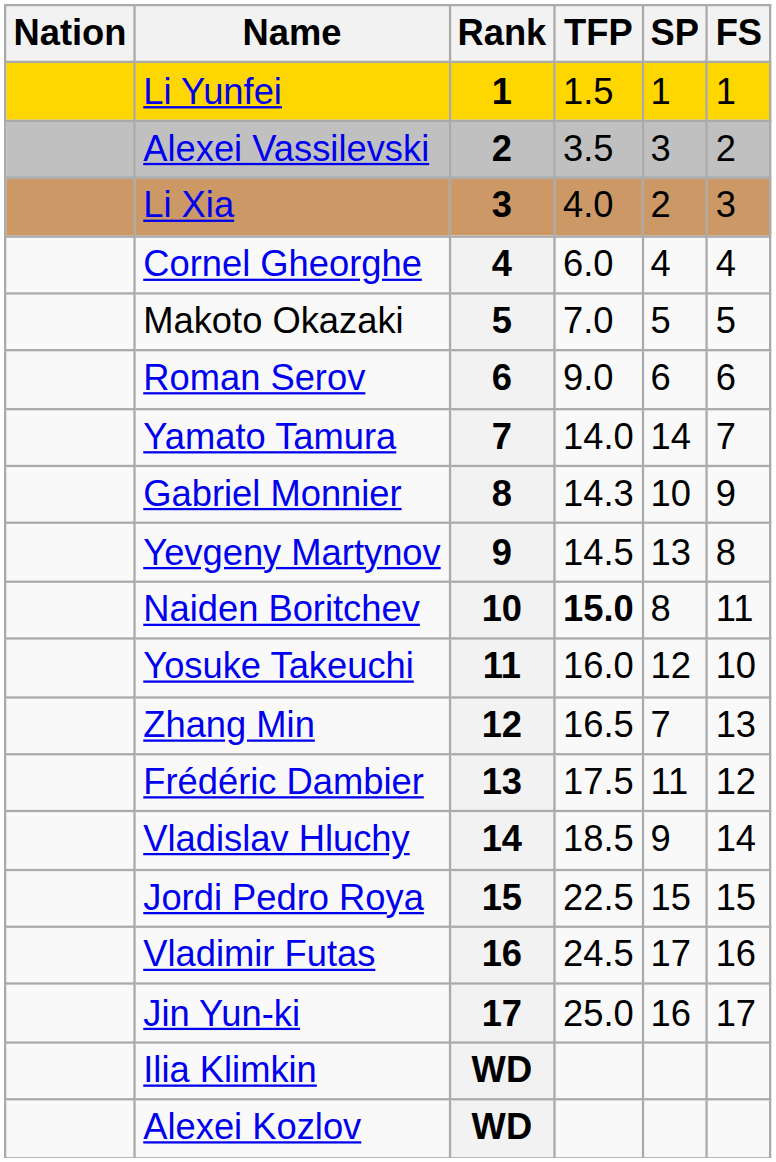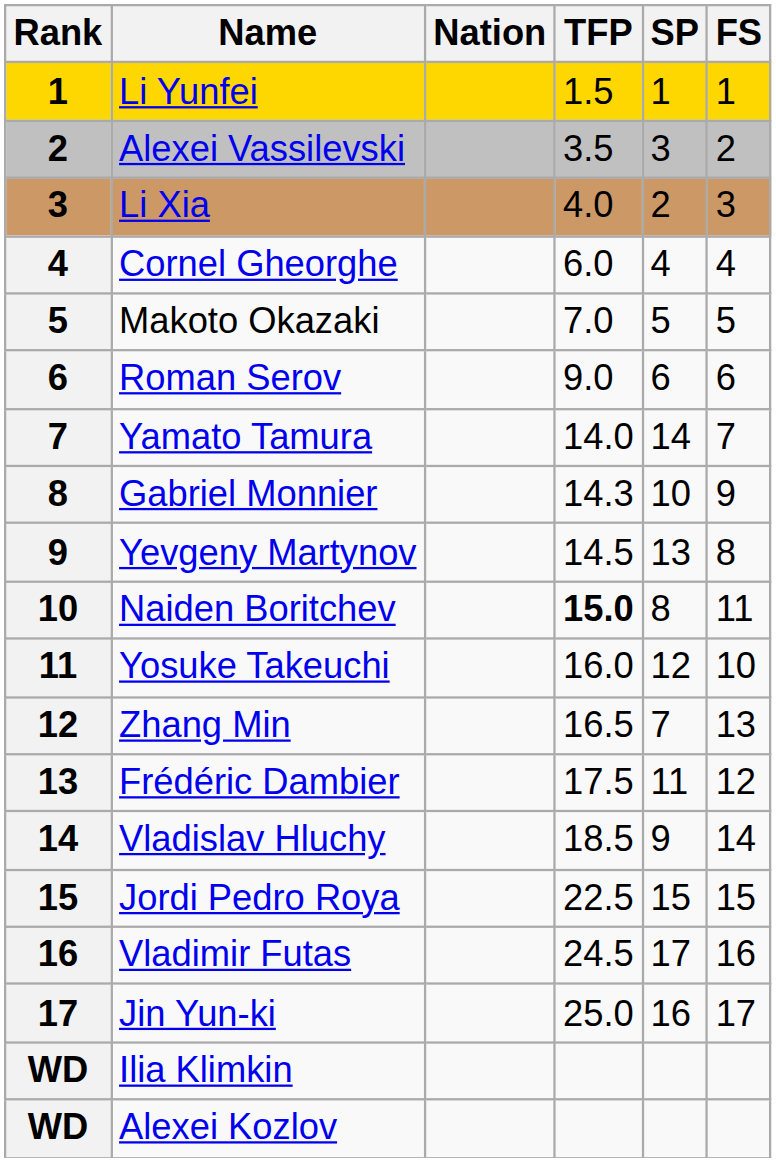columns swapped: (502, 33) <-> (70, 33)
